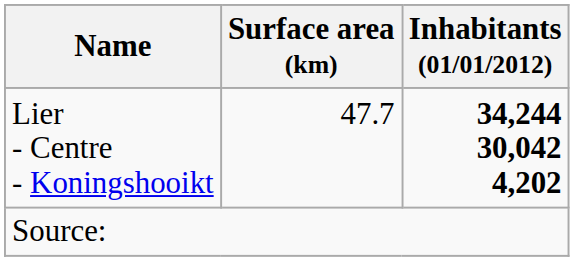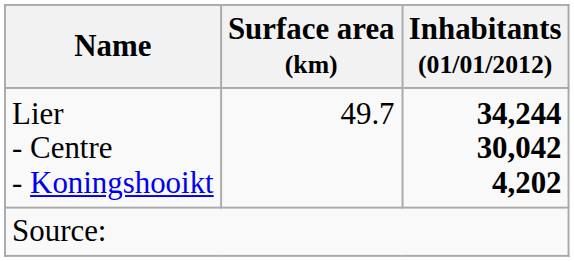(368, 112) 47.7 -> (368, 112) 49.7
